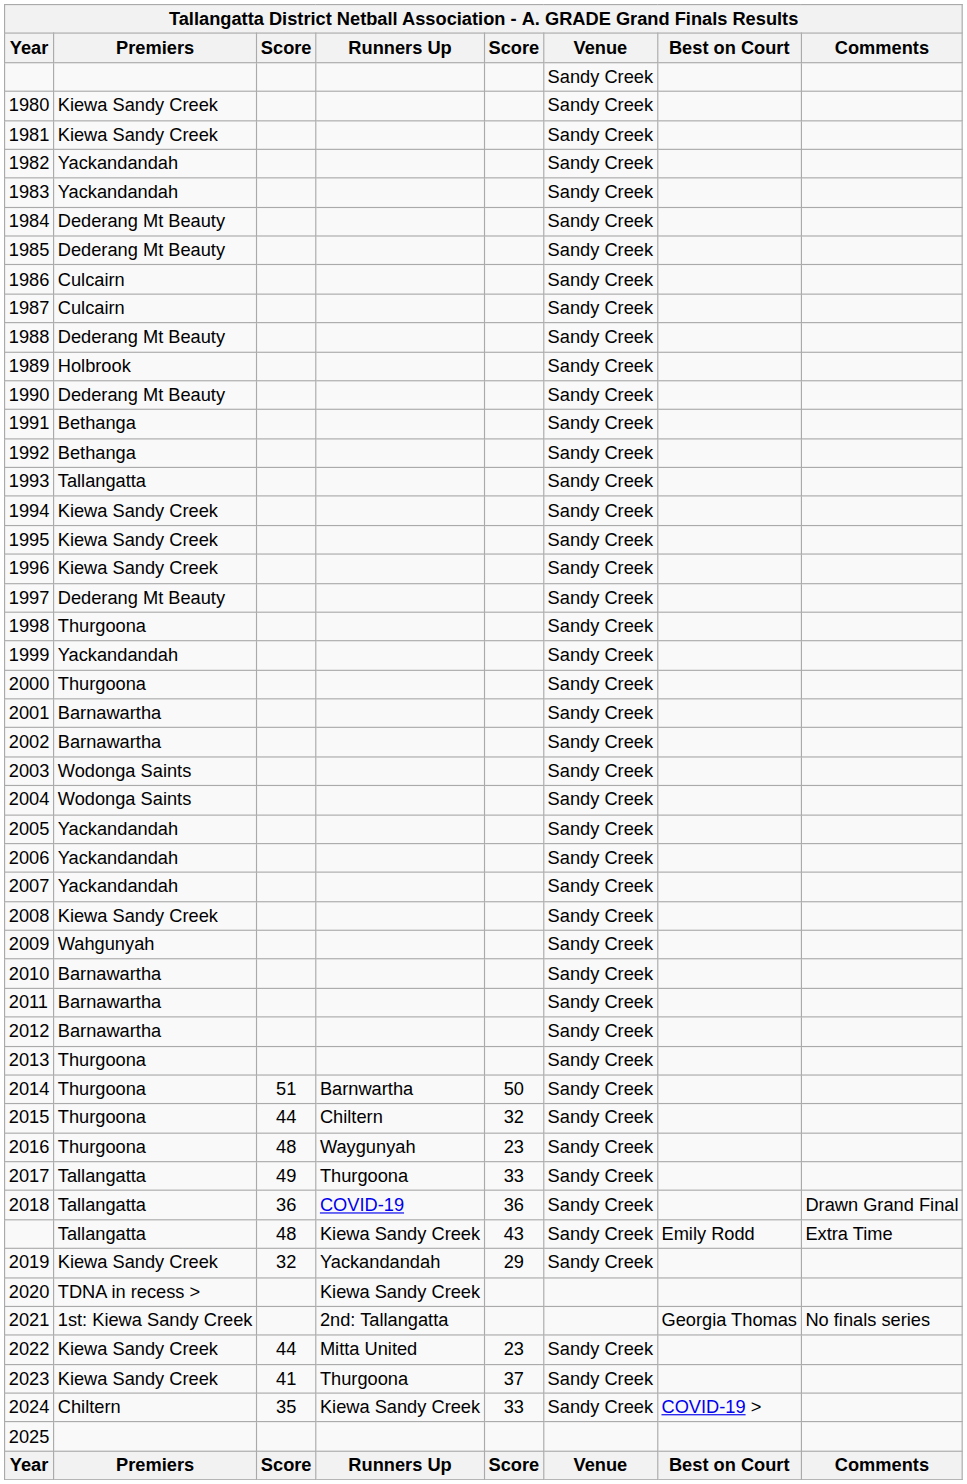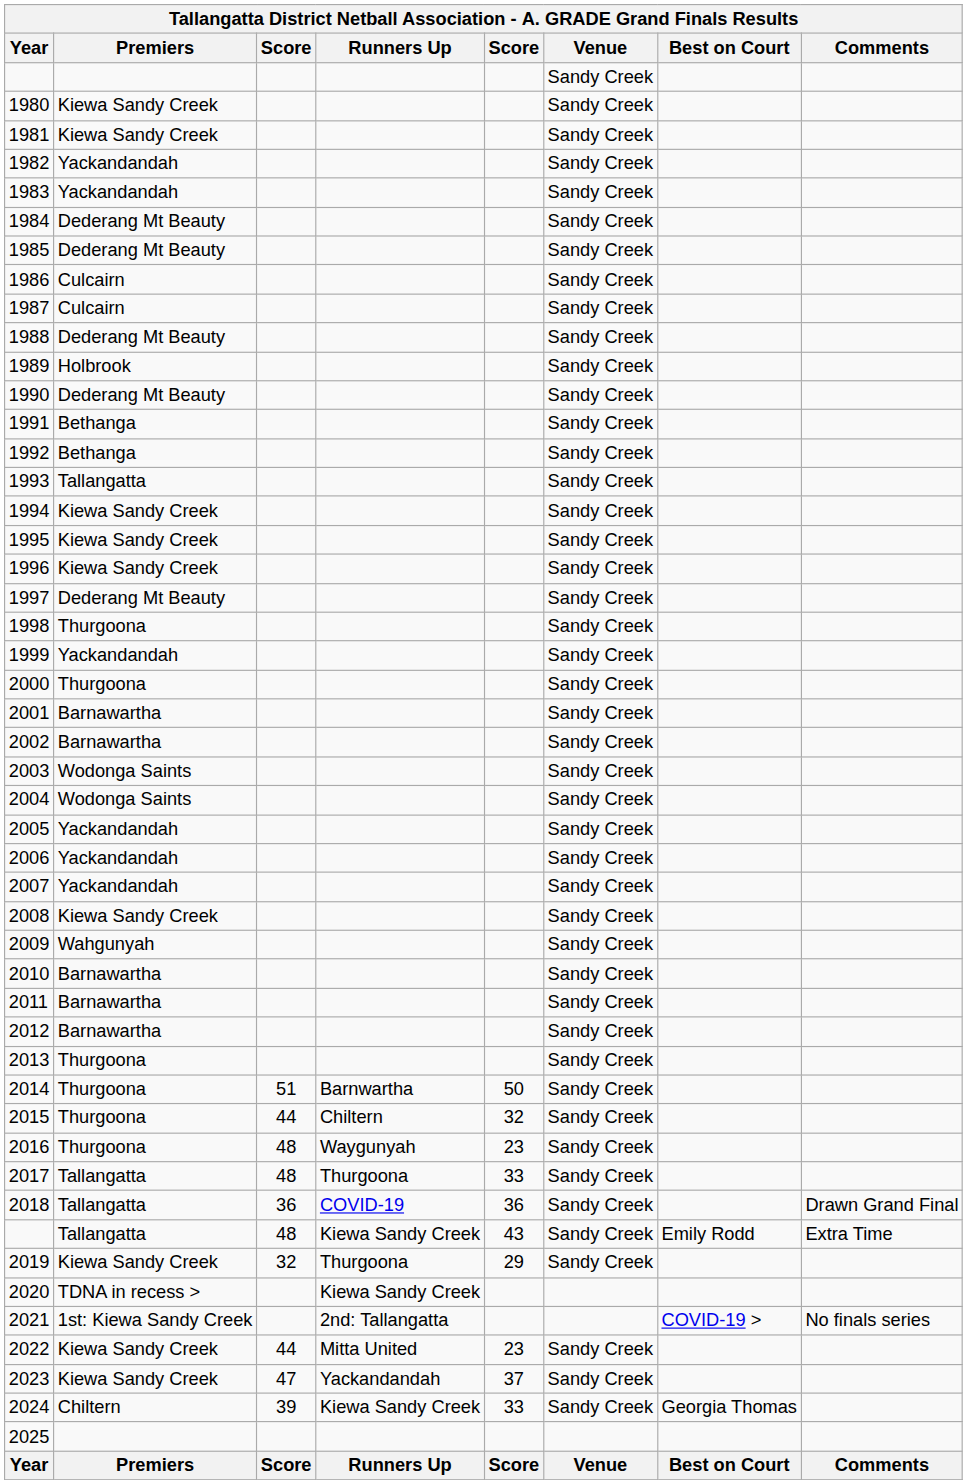(286, 1176) 49 -> (286, 1176) 48
(380, 1262) Yackandandah -> (364, 1262) Thurgoona
(729, 1320) Georgia Thomas -> (711, 1320) COVID-19 >
(286, 1378) 41 -> (286, 1378) 47
(364, 1378) Thurgoona -> (380, 1378) Yackandandah
(286, 1407) 35 -> (286, 1407) 39
(711, 1407) COVID-19 > -> (729, 1407) Georgia Thomas
